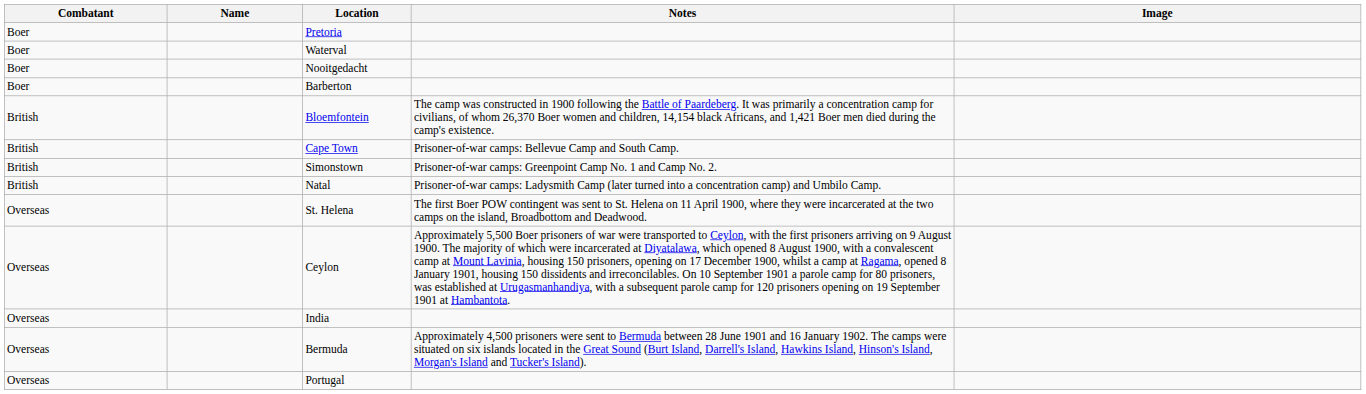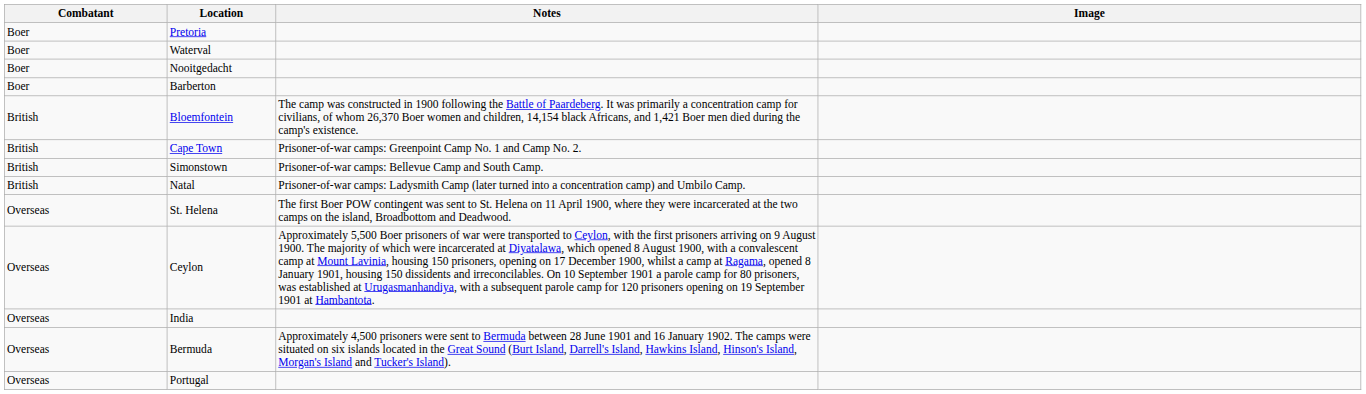- column: (235, 13)
(546, 149) Prisoner-of-war camps: Bellevue Camp and South Camp. -> (430, 149) Prisoner-of-war camps: Greenpoint Camp No. 1 and Camp No. 2.
(565, 167) Prisoner-of-war camps: Greenpoint Camp No. 1 and Camp No. 2. -> (411, 167) Prisoner-of-war camps: Bellevue Camp and South Camp.
